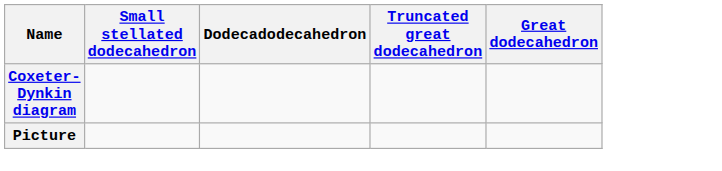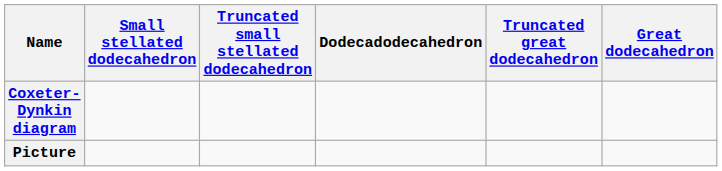+ column: (258, 43)
